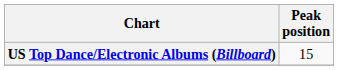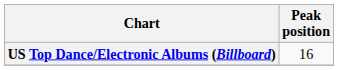(306, 53) 15 -> (306, 53) 16
